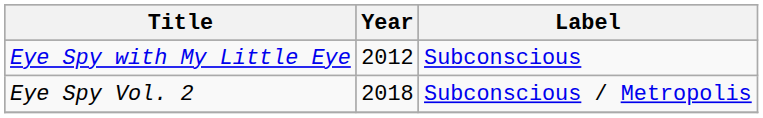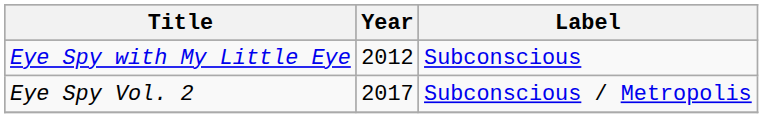(387, 94) 2018 -> (387, 94) 2017
